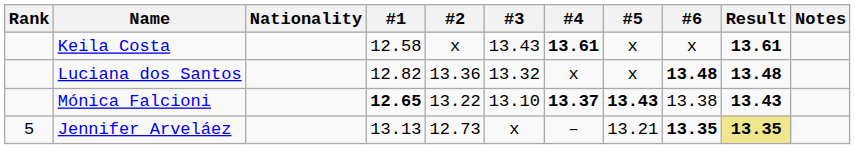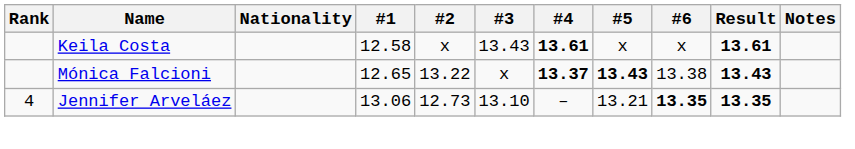- row: (150, 74)
(396, 102) bold -> (386, 74) normal
(514, 102) 13.10 -> (504, 74) x
(29, 130) 5 -> (29, 102) 4
(396, 130) 13.13 -> (386, 102) 13.06
(514, 130) x -> (504, 102) 13.10
(756, 130) khaki background -> (746, 102) no background
